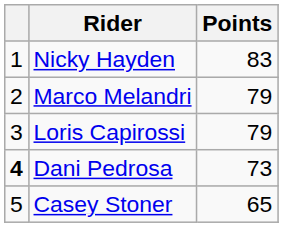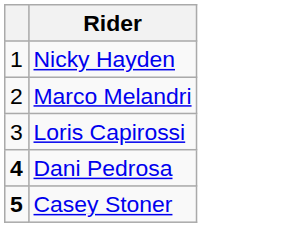- column: (237, 23)
(16, 205) normal -> (16, 205) bold
